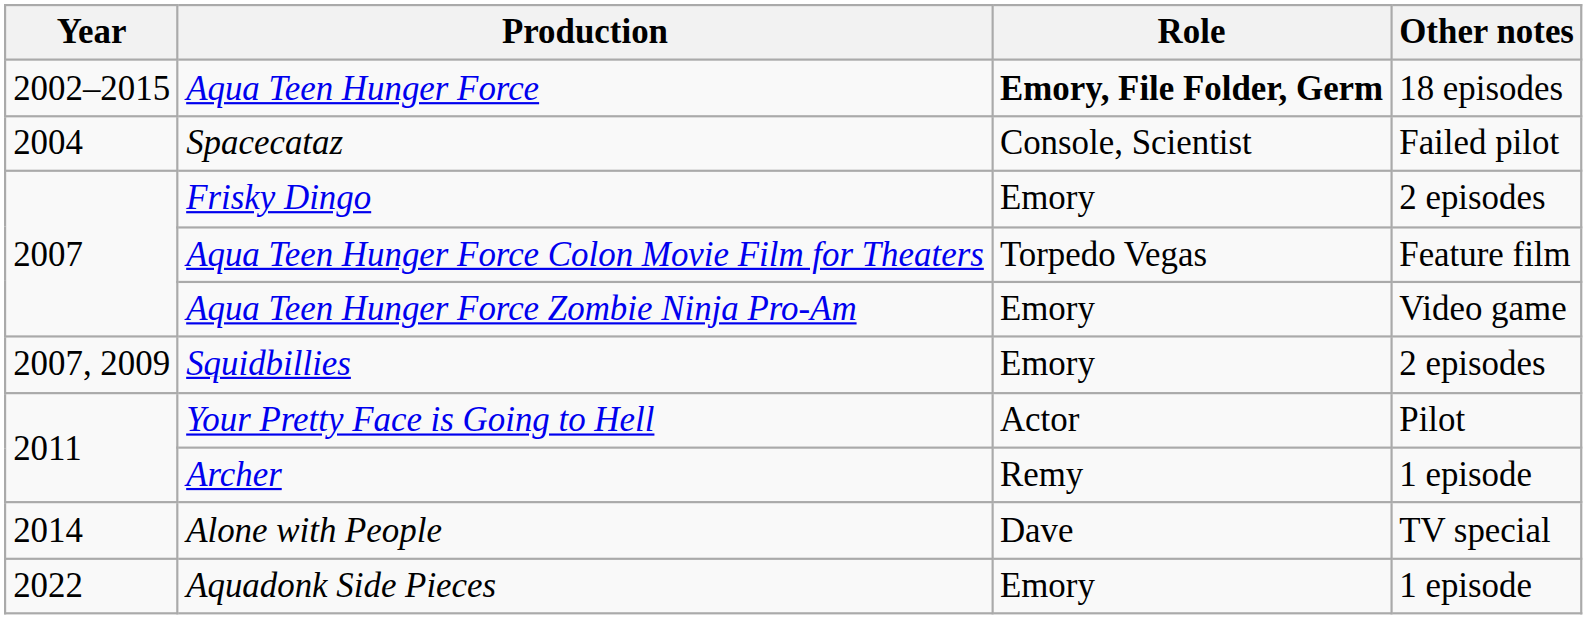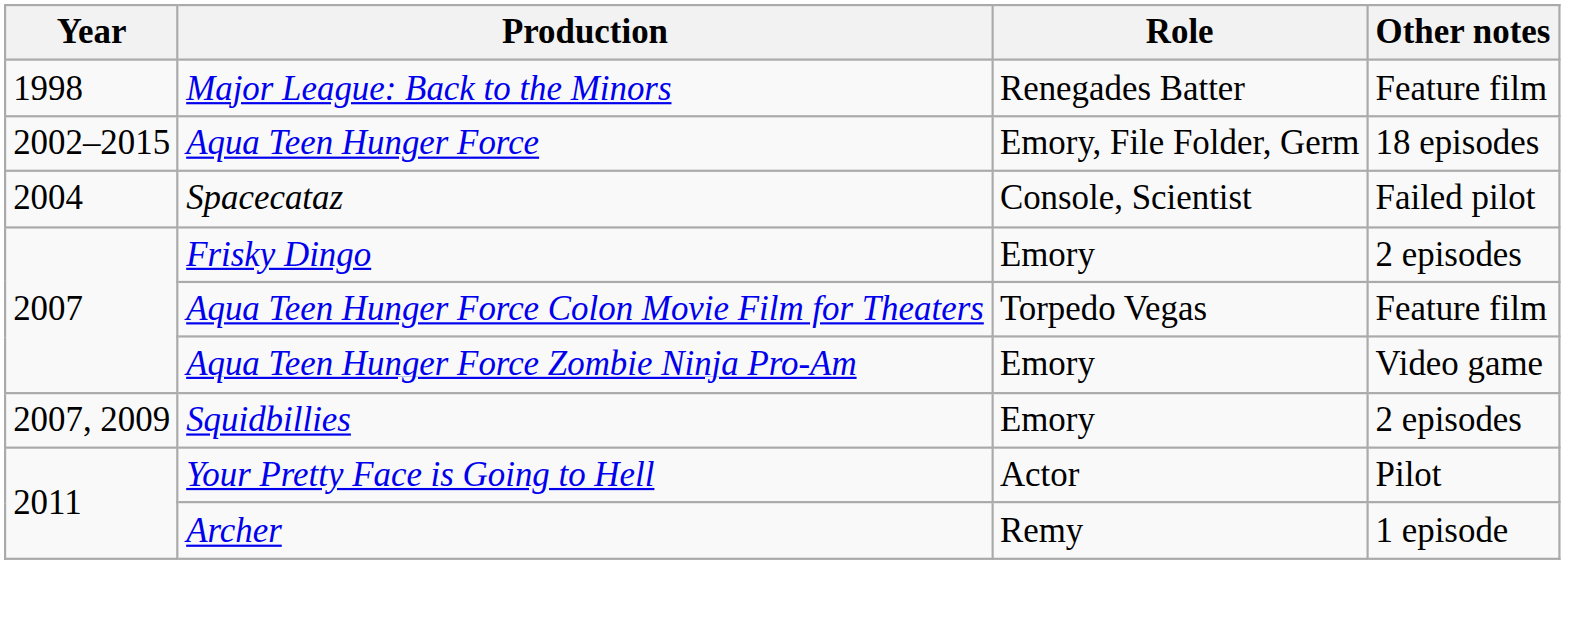+ row: (429, 87)
(1192, 87) bold -> (1180, 142) normal
- row: (314, 530)
- row: (341, 585)
